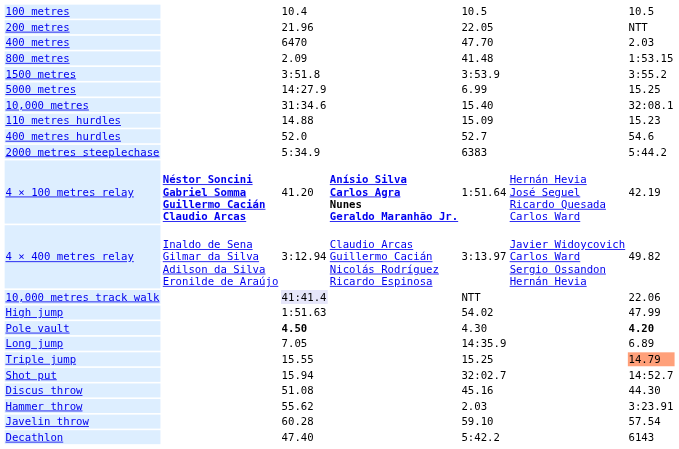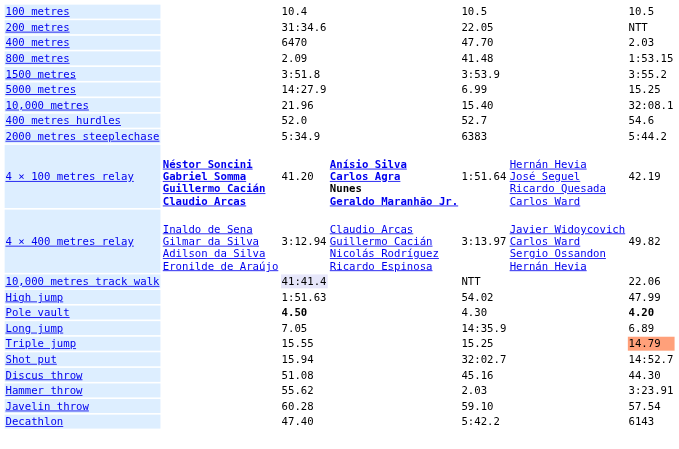(298, 27) 21.96 -> (304, 27) 31:34.6
(304, 105) 31:34.6 -> (298, 105) 21.96
- row: (63, 121)
